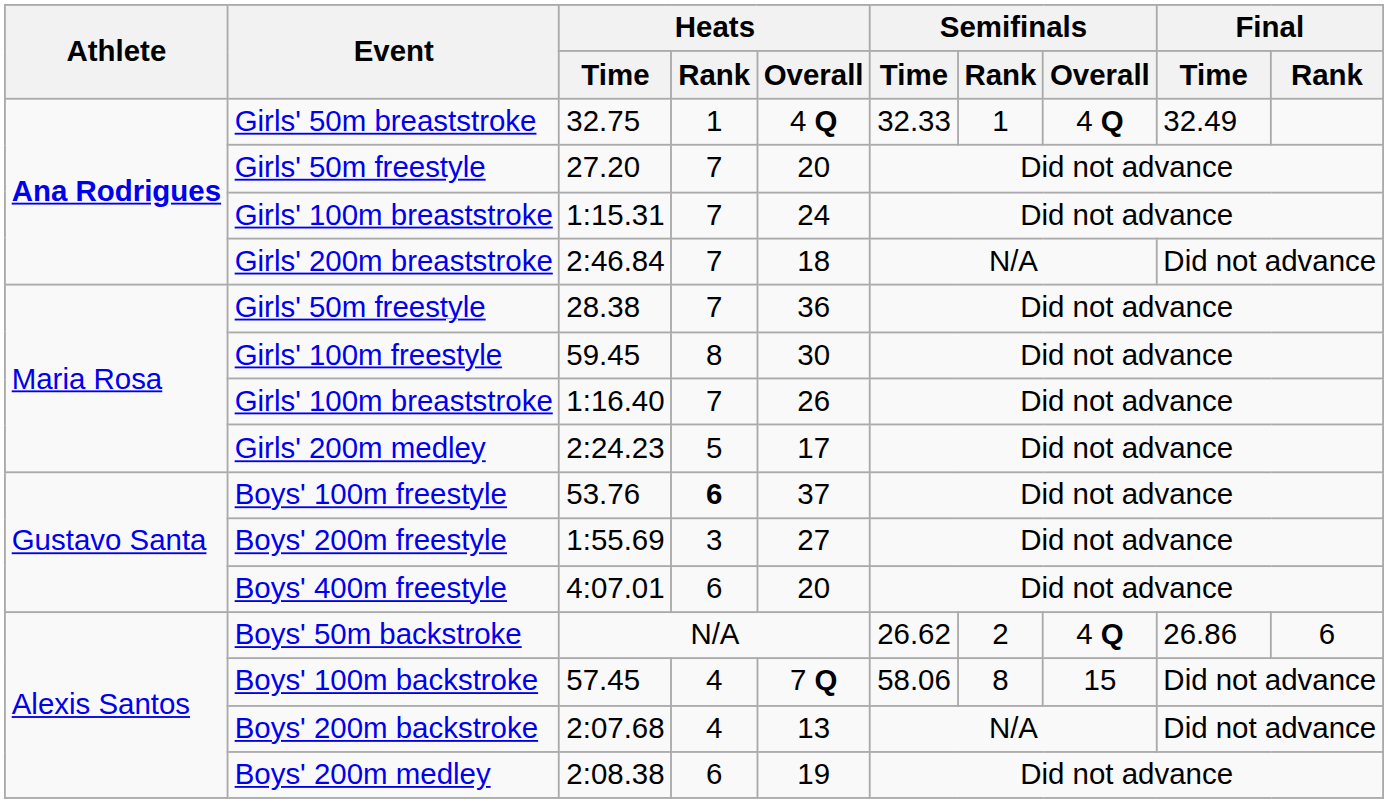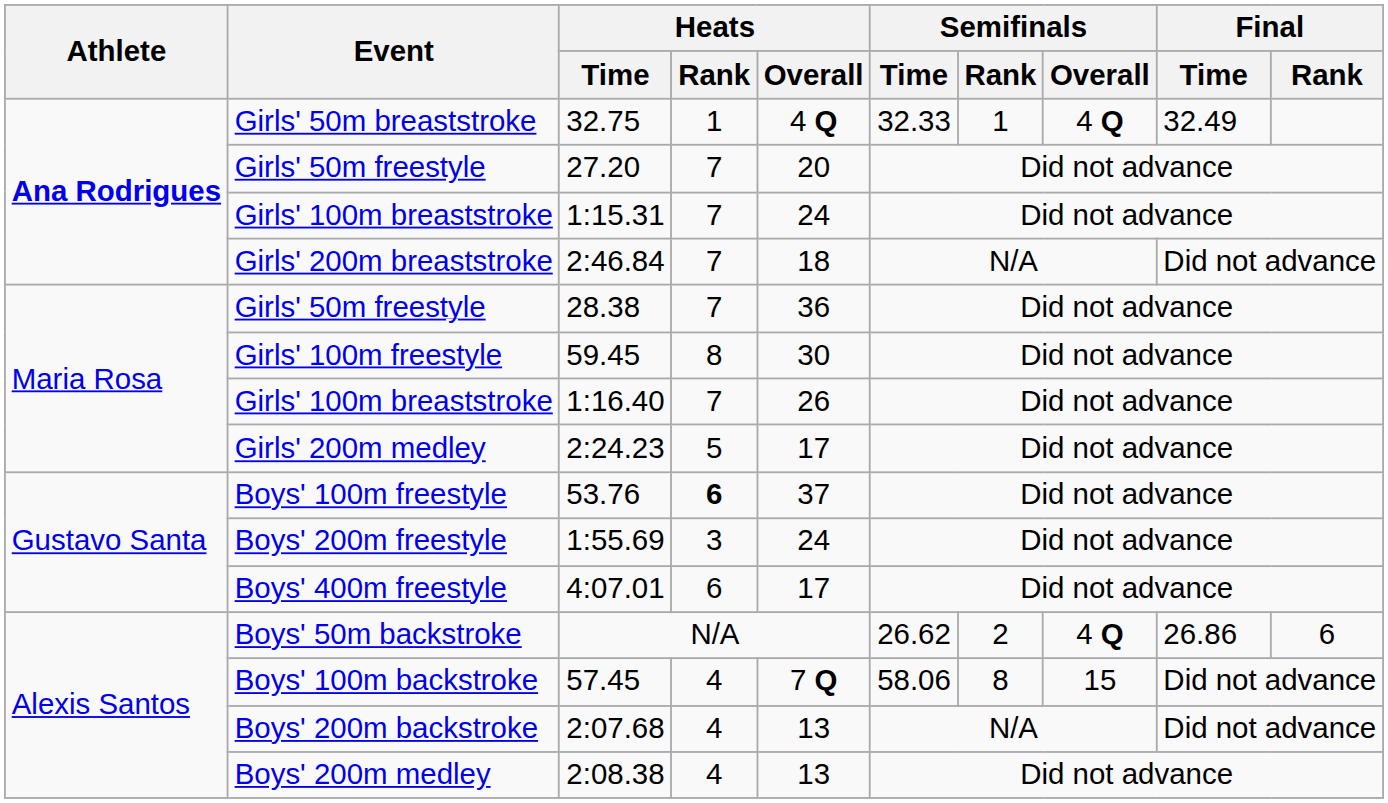(814, 541) 27 -> (814, 541) 24
(814, 588) 20 -> (814, 588) 17
(714, 774) 6 -> (714, 774) 4
(814, 774) 19 -> (814, 774) 13
